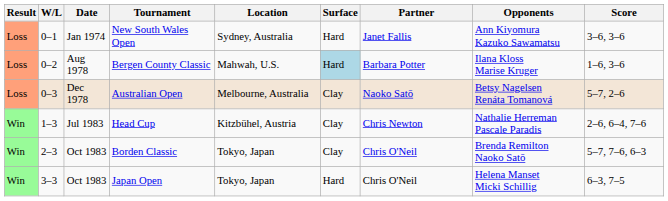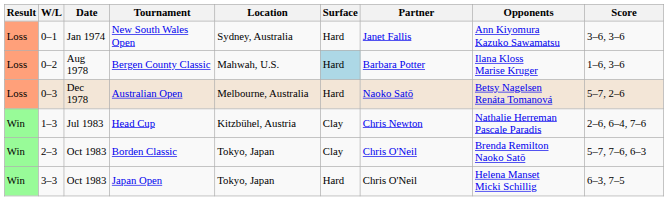(333, 94) Clay -> (333, 94) Hard
